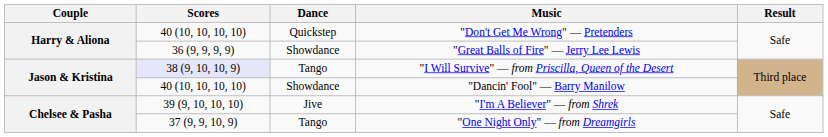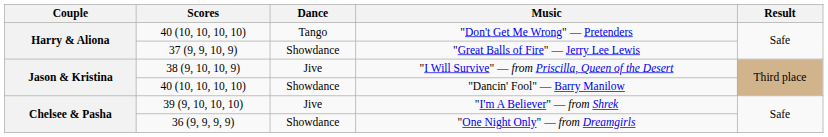(313, 31) Quickstep -> (313, 31) Tango
(203, 50) 36 (9, 9, 9, 9) -> (203, 50) 37 (9, 9, 10, 9)
(203, 68) lavender background -> (203, 68) no background
(313, 68) Tango -> (313, 68) Jive
(203, 123) 37 (9, 9, 10, 9) -> (203, 123) 36 (9, 9, 9, 9)
(313, 123) Tango -> (313, 123) Showdance
